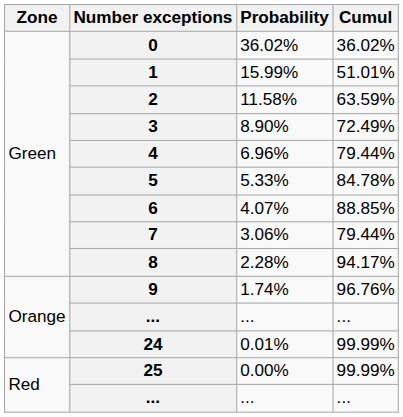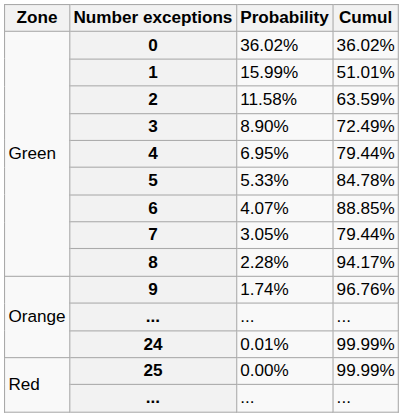(265, 153) 6.96% -> (265, 153) 6.95%
(265, 235) 3.06% -> (265, 235) 3.05%
